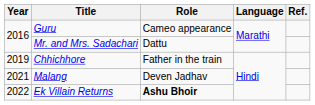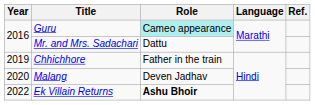(187, 28) no background -> (187, 28) paleturquoise background
(18, 76) 2021 -> (18, 76) 2020
